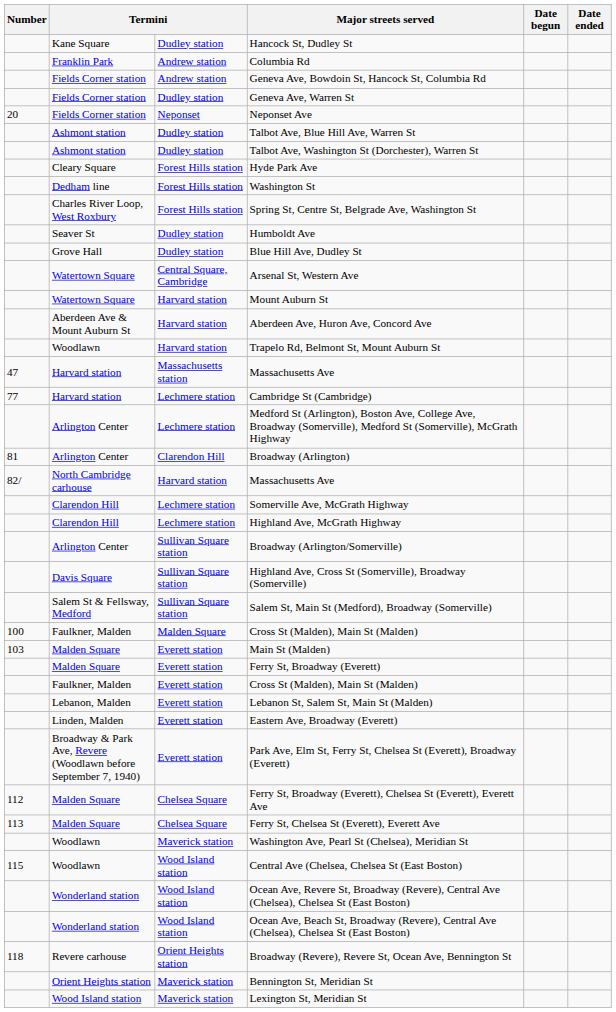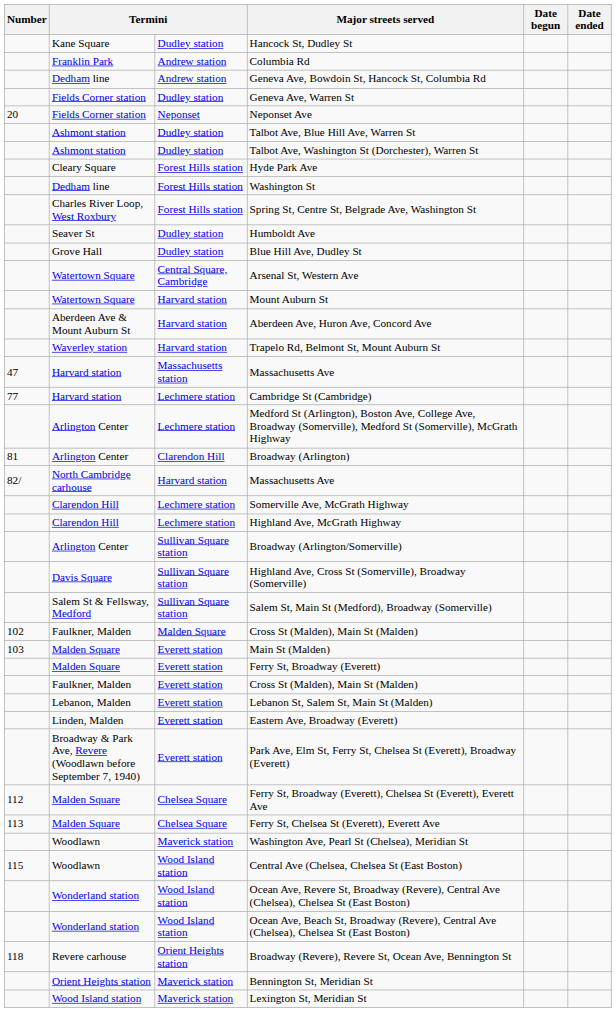(99, 79) Fields Corner station -> (81, 79) Dedham line
(76, 347) Woodlawn -> (90, 347) Waverley station
(15, 631) 100 -> (15, 631) 102
